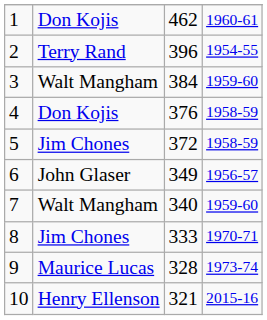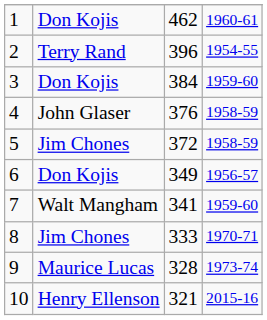(98, 81) Walt Mangham -> (78, 81) Don Kojis
(78, 112) Don Kojis -> (84, 112) John Glaser
(84, 174) John Glaser -> (78, 174) Don Kojis
(183, 205) 340 -> (183, 205) 341
